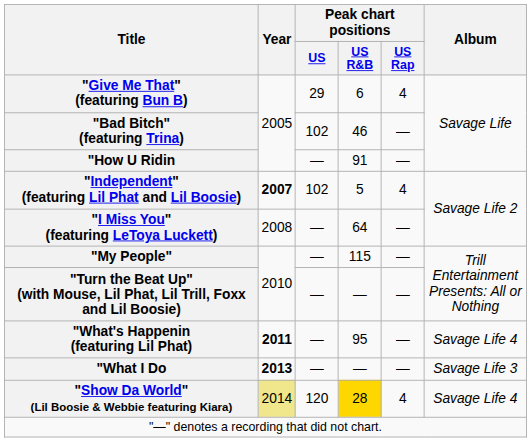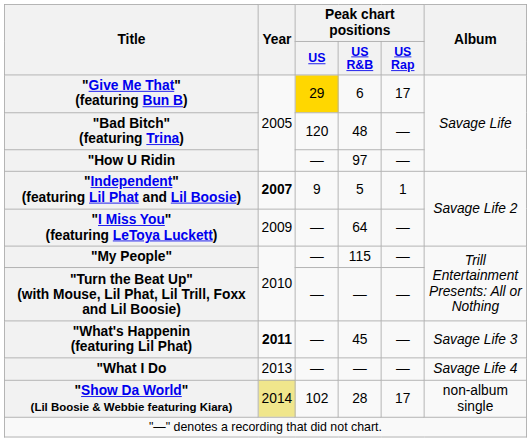(317, 93) no background -> (317, 93) gold background
(403, 93) 4 -> (403, 93) 17
(317, 131) 102 -> (317, 131) 120
(360, 131) 46 -> (360, 131) 48
(360, 160) 91 -> (360, 160) 97
(317, 190) 102 -> (317, 190) 9
(403, 190) 4 -> (403, 190) 1
(277, 227) 2008 -> (277, 227) 2009
(360, 339) 95 -> (360, 339) 45
(475, 339) Savage Life 4 -> (475, 339) Savage Life 3
(277, 368) bold -> (277, 368) normal
(475, 368) Savage Life 3 -> (475, 368) Savage Life 4
(317, 398) 120 -> (317, 398) 102
(360, 398) gold background -> (360, 398) no background
(403, 398) 4 -> (403, 398) 17
(475, 398) Savage Life 4 -> (475, 398) non-album single
